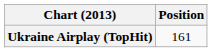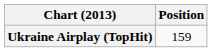(181, 36) 161 -> (181, 36) 159
